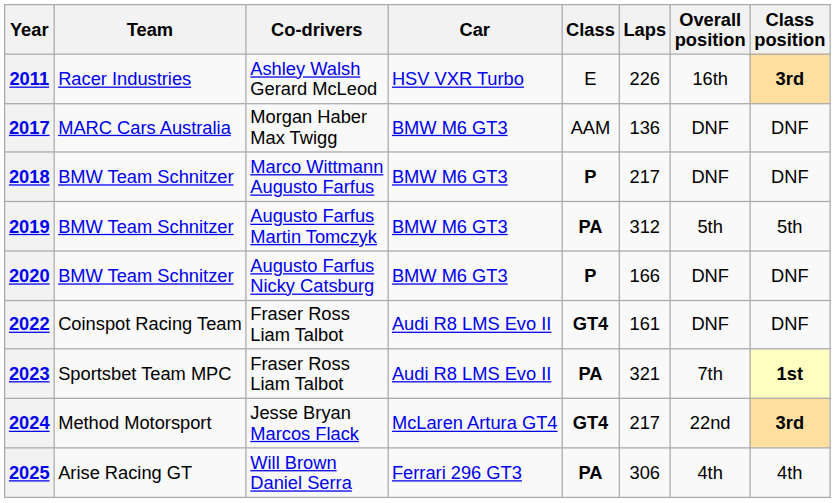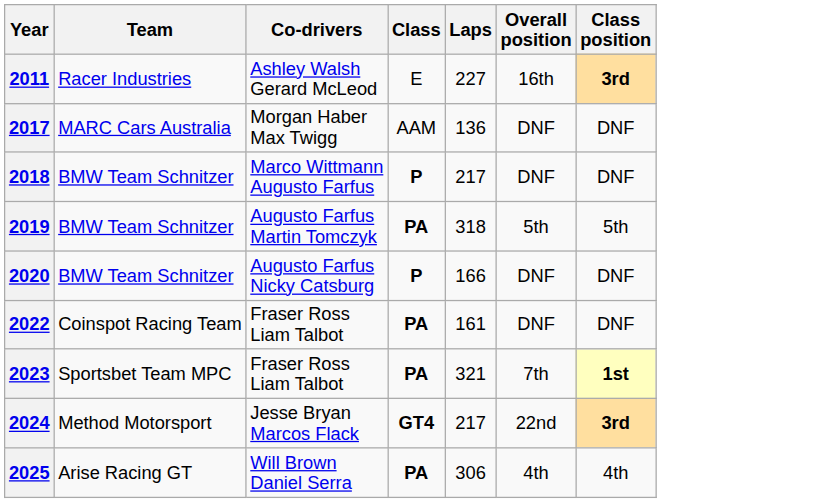- column: (475, 30)
(645, 79) 226 -> (471, 79) 227
(645, 226) 312 -> (471, 226) 318
(590, 325) GT4 -> (416, 325) PA
